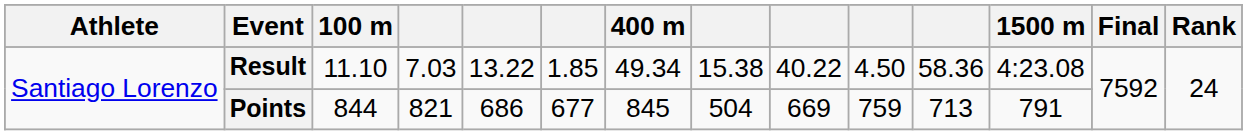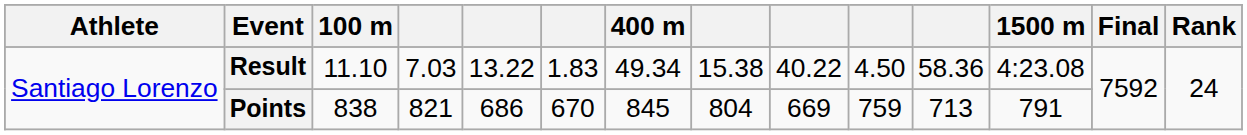(573, 68) 1.85 -> (573, 68) 1.83
(355, 109) 844 -> (355, 109) 838
(573, 109) 677 -> (573, 109) 670
(731, 109) 504 -> (731, 109) 804
